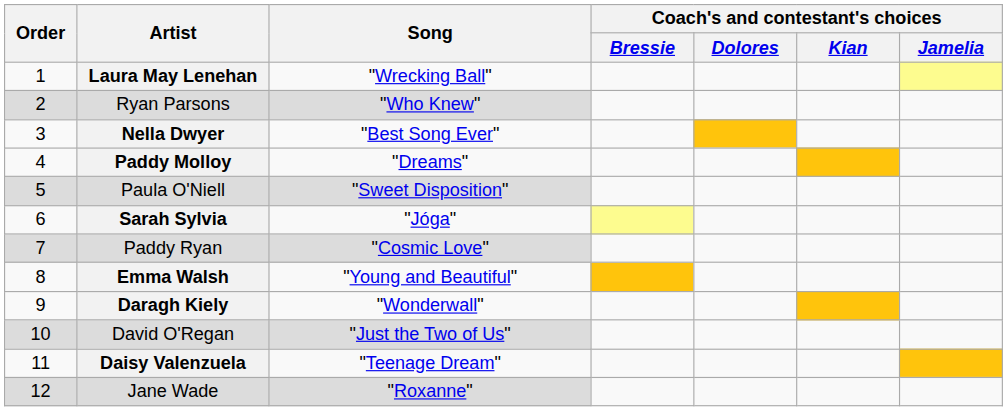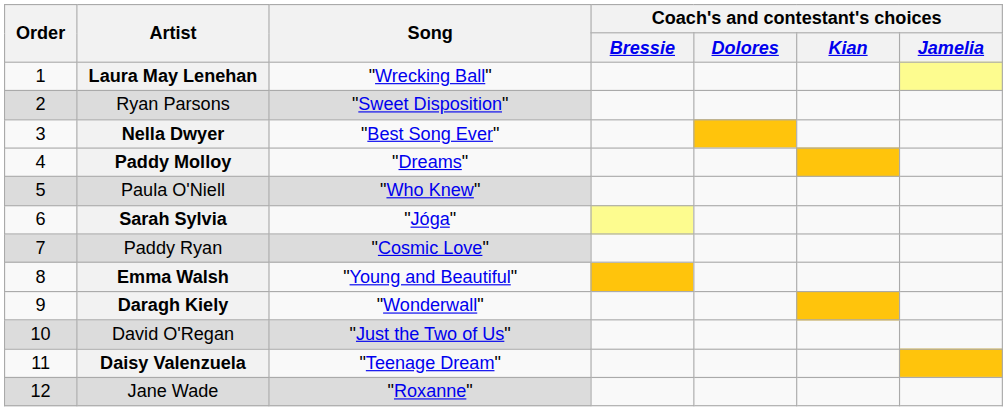(430, 104) "Who Knew" -> (430, 104) "Sweet Disposition"
(430, 190) "Sweet Disposition" -> (430, 190) "Who Knew"
